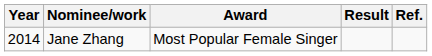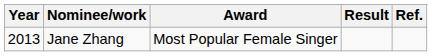(24, 39) 2014 -> (24, 39) 2013
